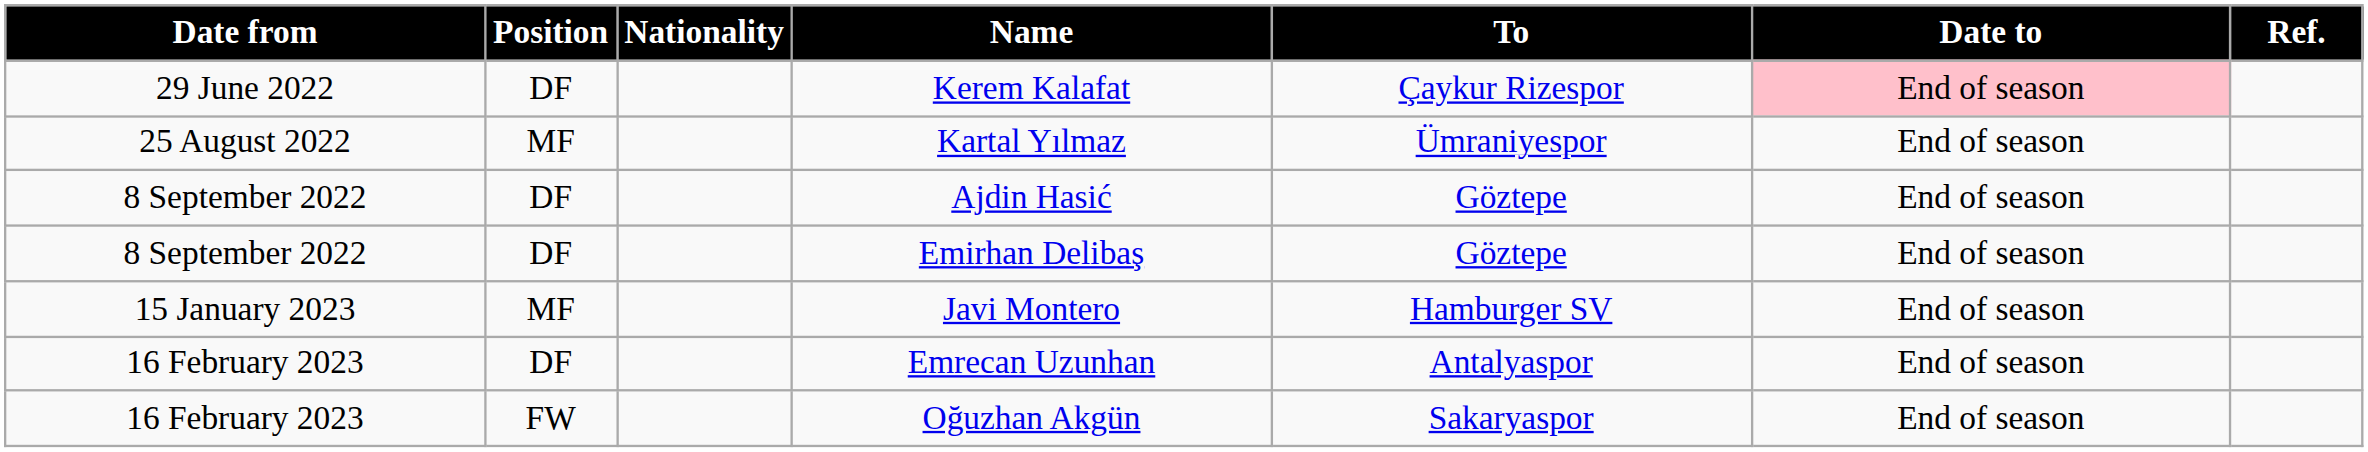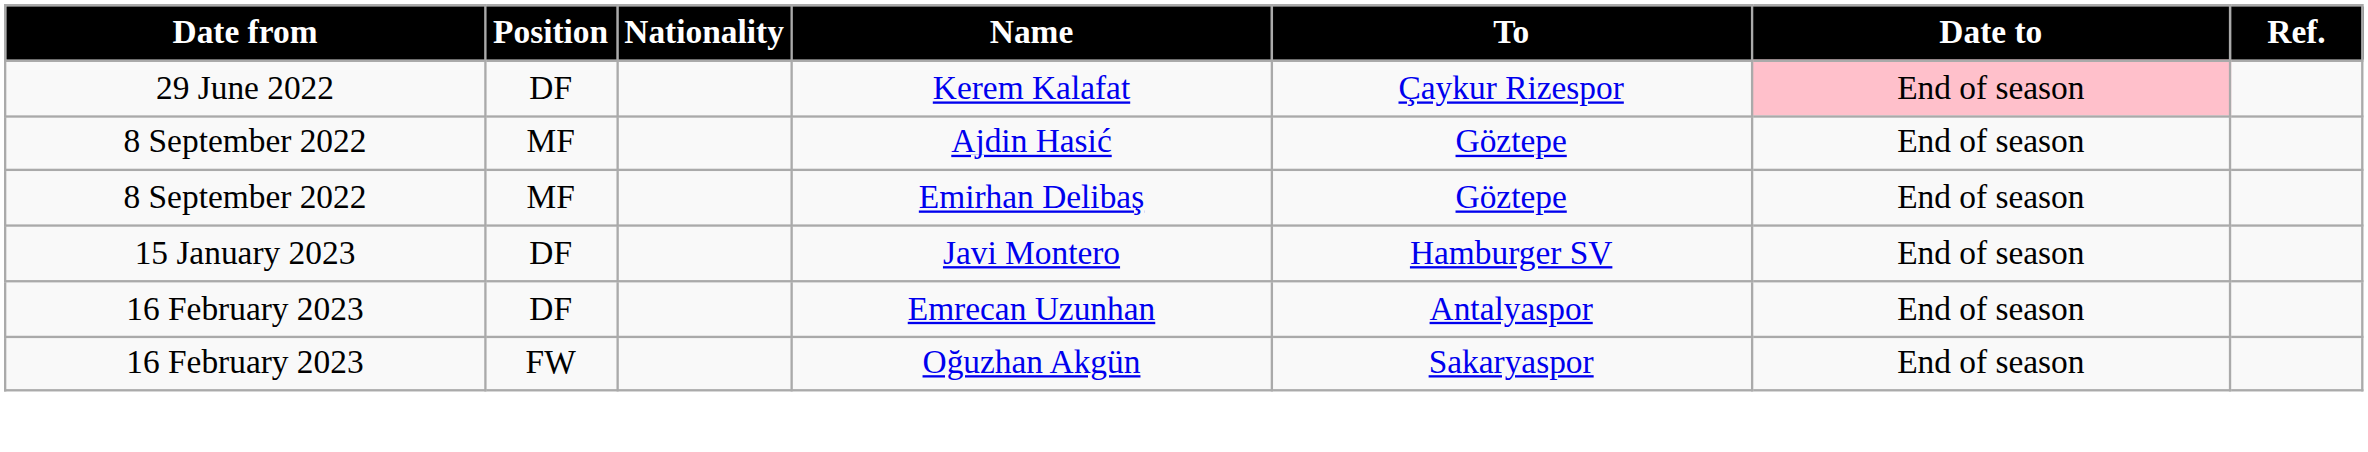- row: (1031, 142)
(551, 197) DF -> (551, 142) MF
(551, 252) DF -> (551, 197) MF
(551, 307) MF -> (551, 252) DF
